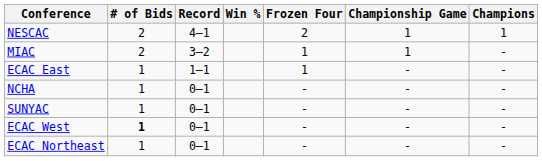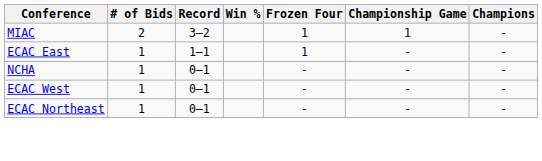- row: (28, 33)
- row: (28, 108)
(142, 127) bold -> (142, 89) normal
